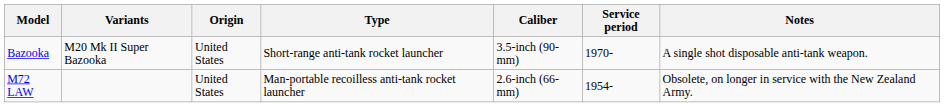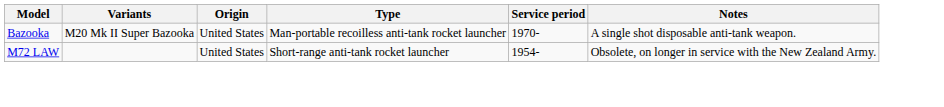- column: (538, 20)
(353, 53) Short-range anti-tank rocket launcher -> (388, 33) Man-portable recoilless anti-tank rocket launcher
(360, 85) Man-portable recoilless anti-tank rocket launcher -> (359, 52) Short-range anti-tank rocket launcher
